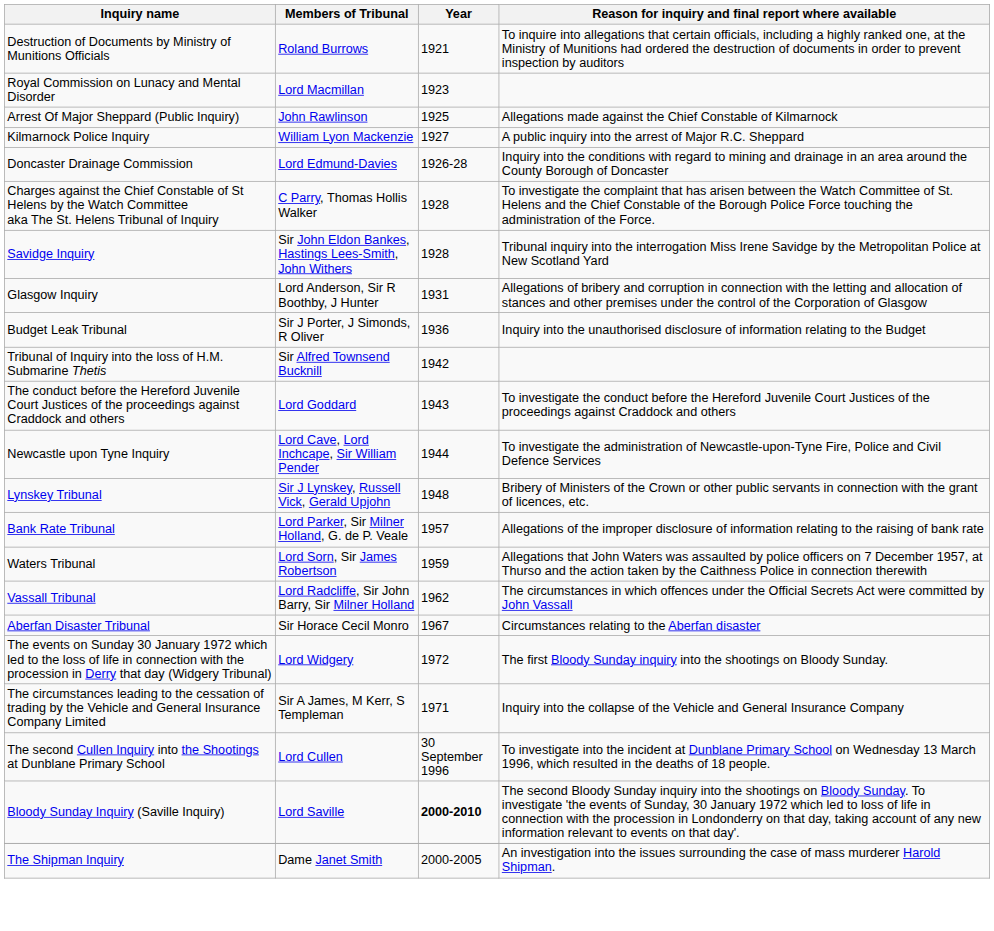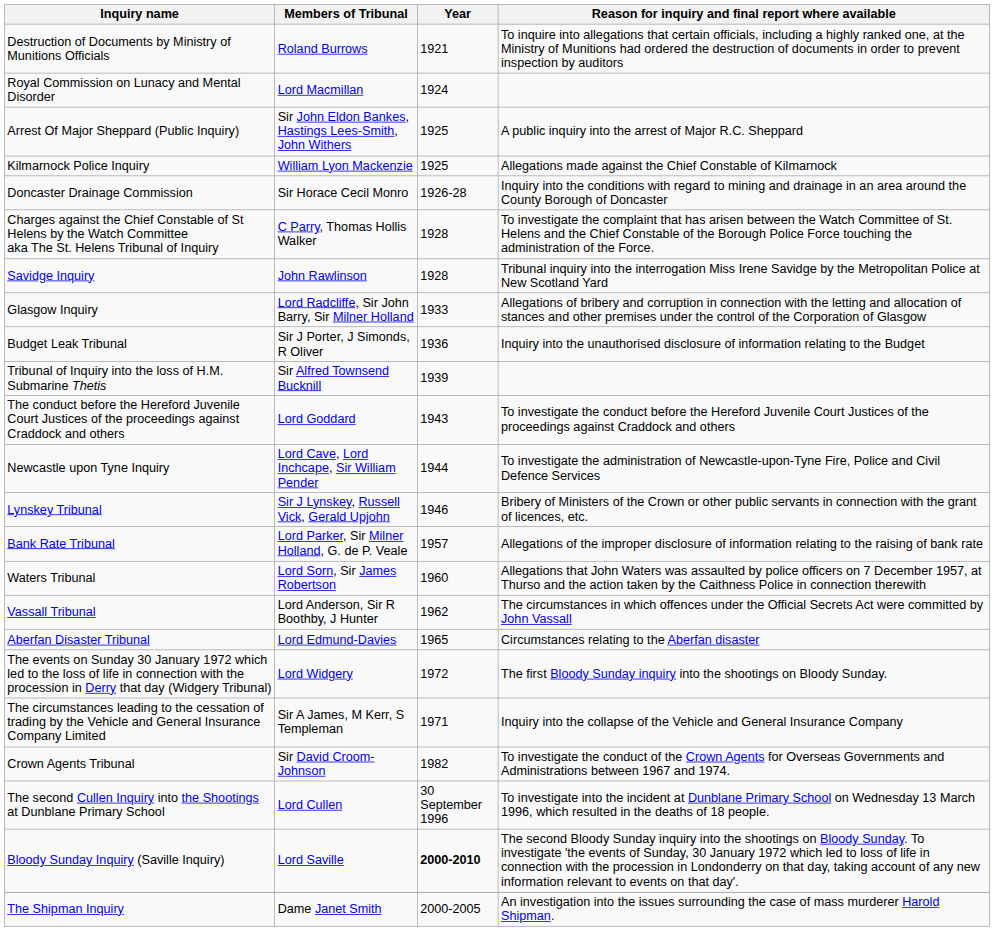(435, 90) 1923 -> (434, 90) 1924
(323, 117) John Rawlinson -> (343, 131) Sir John Eldon Bankes, Hastings Lees-Smith, John Withers
(670, 117) Allegations made against the Chief Constable of Kilmarnock -> (652, 131) A public inquiry into the arrest of Major R.C. Sheppard
(435, 137) 1927 -> (434, 165) 1925
(653, 137) A public inquiry into the arrest of Major R.C. Sheppard -> (669, 165) Allegations made against the Chief Constable of Kilmarnock
(338, 164) Lord Edmund-Davies -> (343, 192) Sir Horace Cecil Monro
(344, 254) Sir John Eldon Bankes, Hastings Lees-Smith, John Withers -> (322, 275) John Rawlinson
(337, 295) Lord Anderson, Sir R Boothby, J Hunter -> (346, 309) Lord Radcliffe, Sir John Barry, Sir Milner Holland
(435, 295) 1931 -> (434, 309) 1933
(435, 364) 1942 -> (434, 378) 1939
(435, 495) 1948 -> (434, 509) 1946
(435, 564) 1959 -> (434, 578) 1960
(346, 598) Lord Radcliffe, Sir John Barry, Sir Milner Holland -> (336, 612) Lord Anderson, Sir R Boothby, J Hunter
(344, 625) Sir Horace Cecil Monro -> (337, 639) Lord Edmund-Davies
(435, 625) 1967 -> (434, 639) 1965
+ row: (71, 763)
